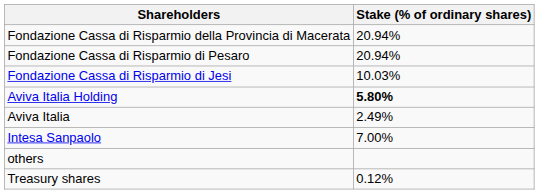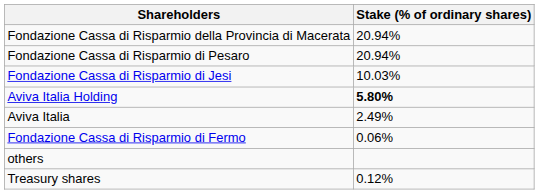- row: (54, 138)
+ row: (127, 138)
